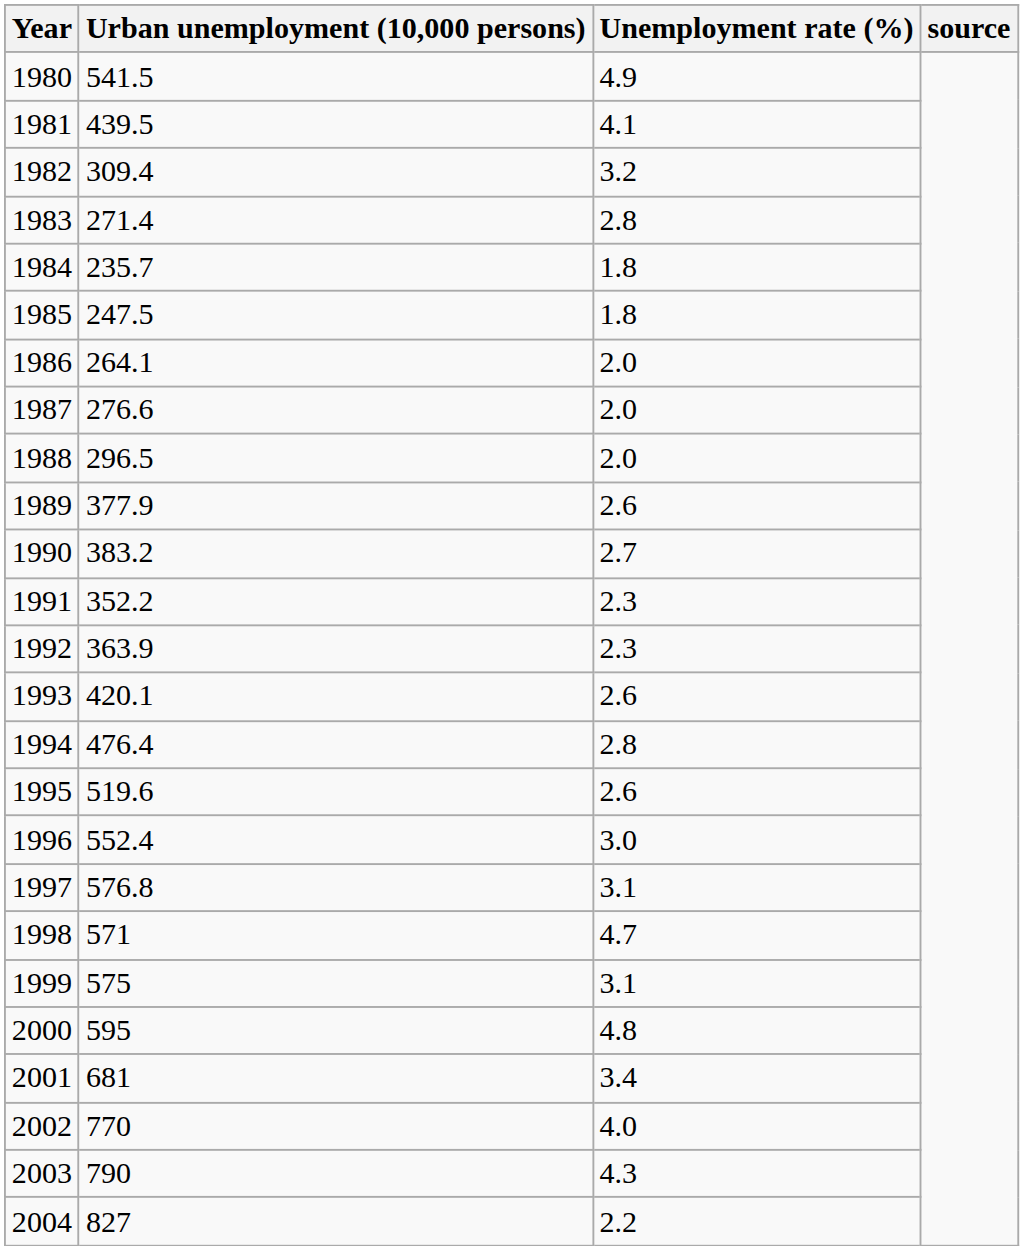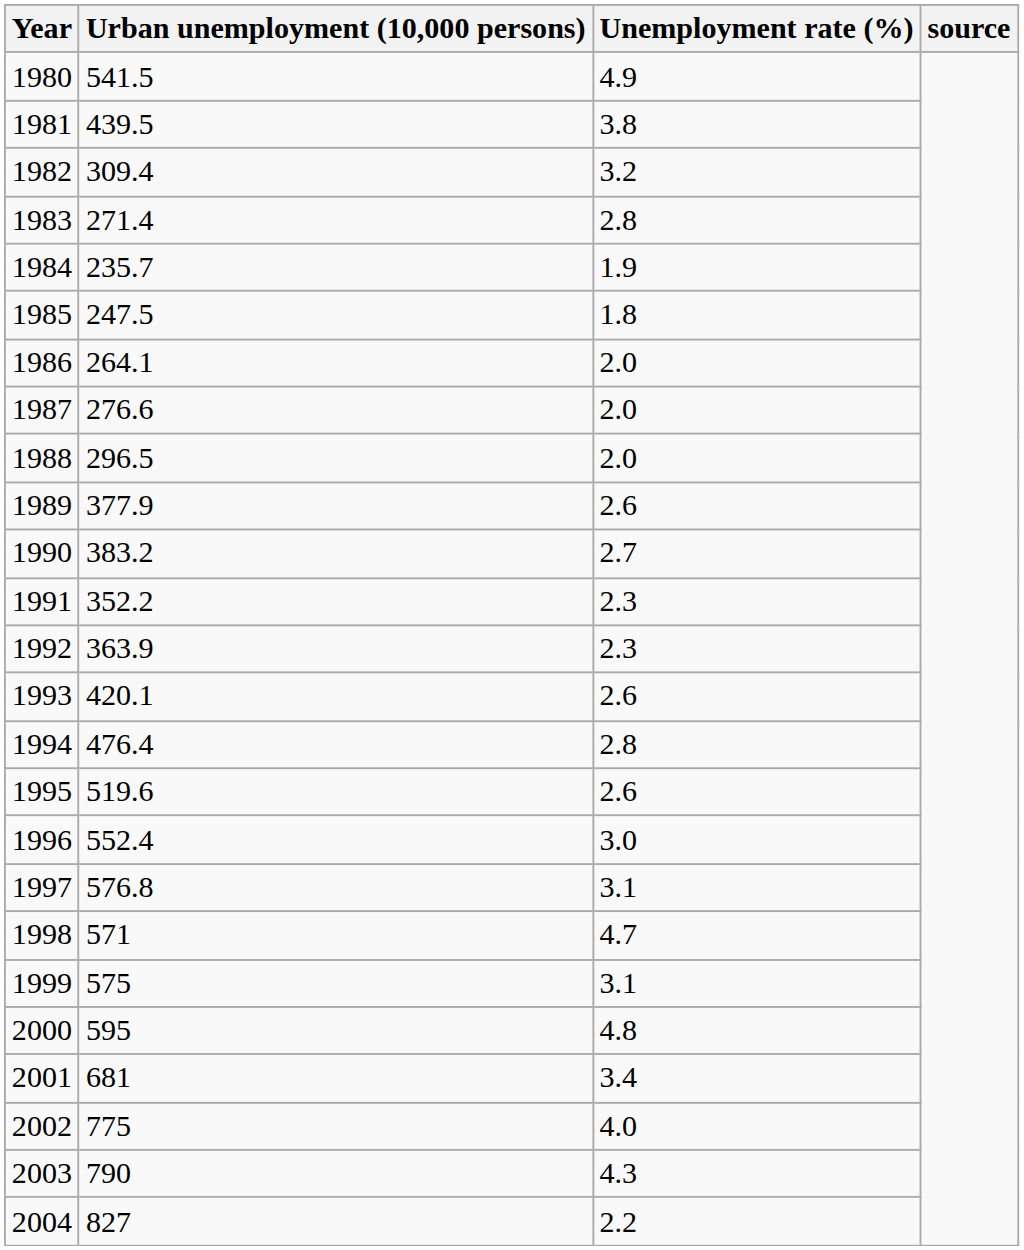(618, 123) 4.1 -> (618, 123) 3.8
(618, 266) 1.8 -> (618, 266) 1.9
(108, 1125) 770 -> (108, 1125) 775
